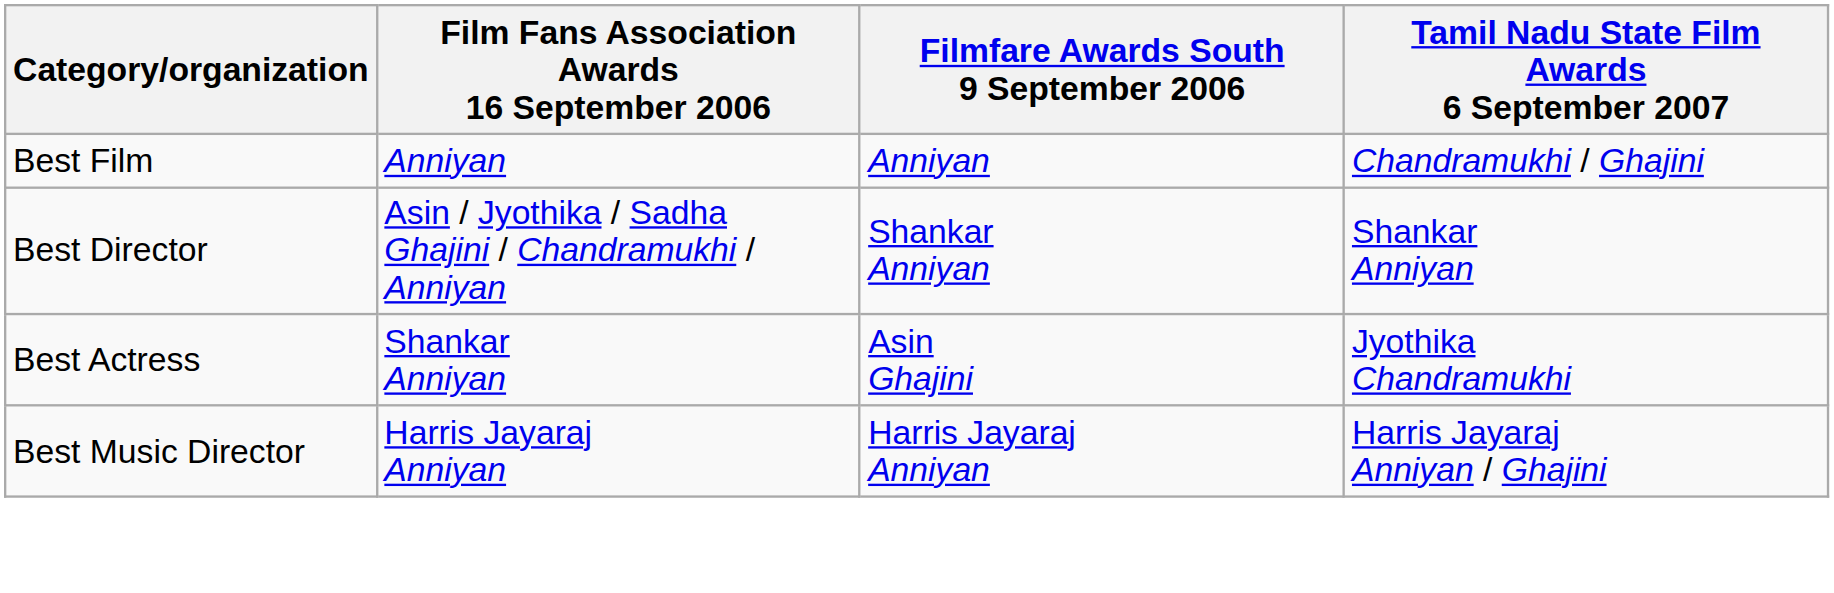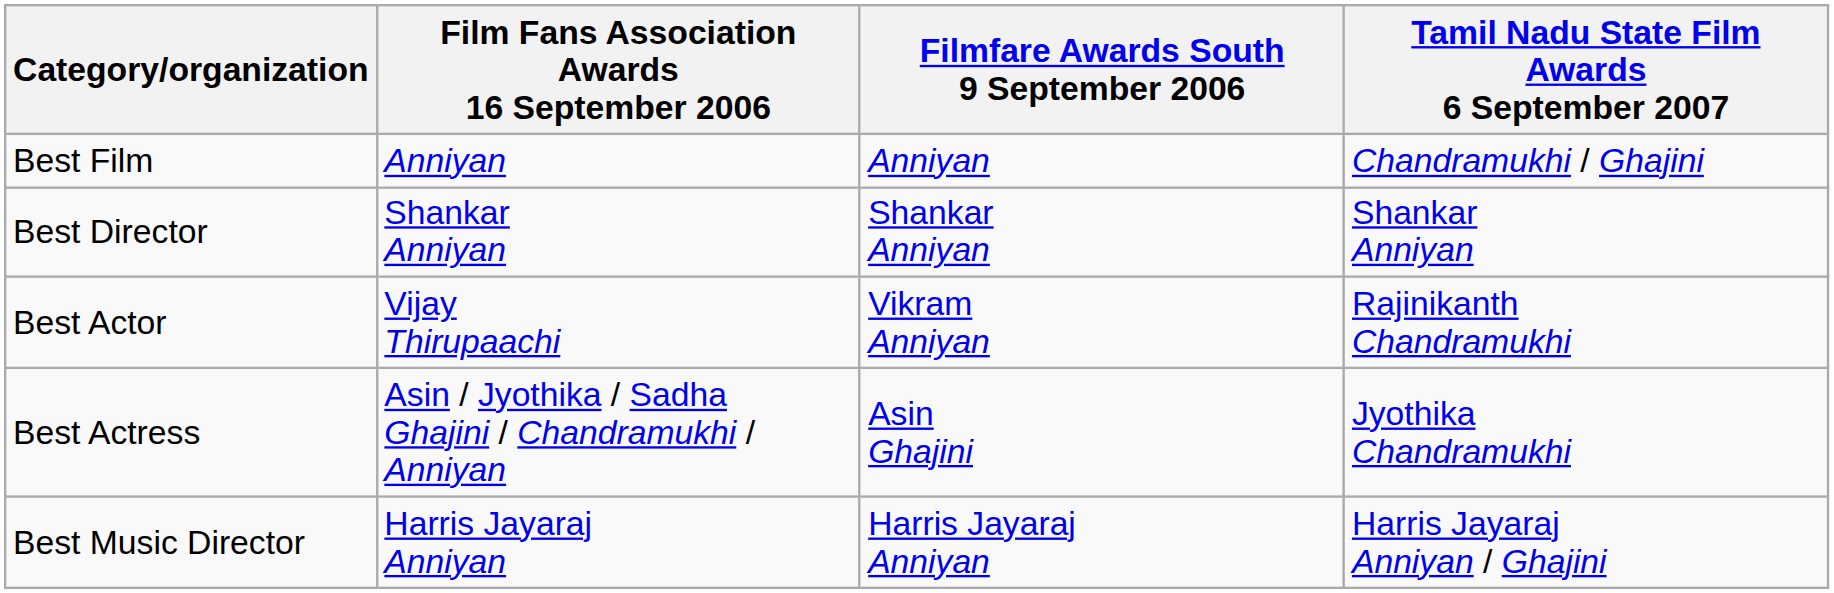(570, 251) Asin / Jyothika / Sadha Ghajini / Chandramukhi / Anniyan -> (447, 232) Shankar Anniyan
+ row: (90, 323)
(447, 360) Shankar Anniyan -> (570, 432) Asin / Jyothika / Sadha Ghajini / Chandramukhi / Anniyan
